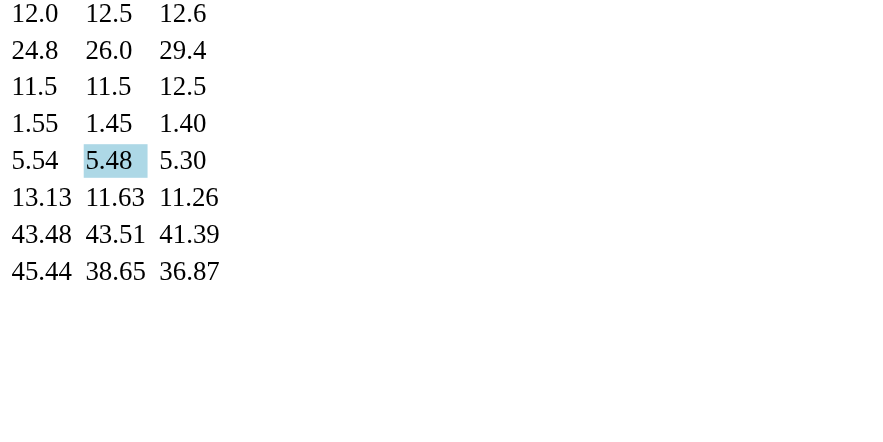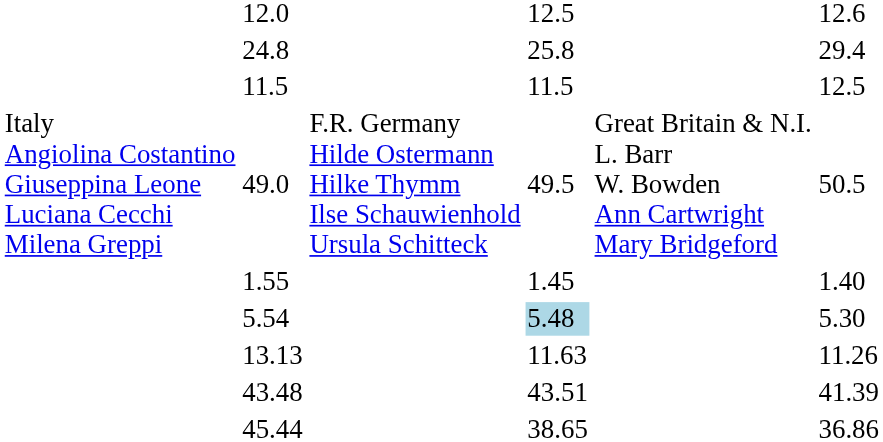(109, 49) 26.0 -> (551, 49) 25.8
+ row: (266, 184)
(190, 271) 36.87 -> (849, 429) 36.86
